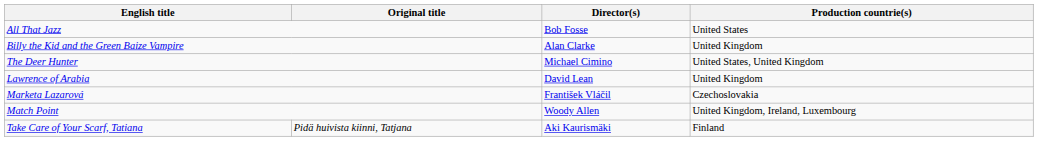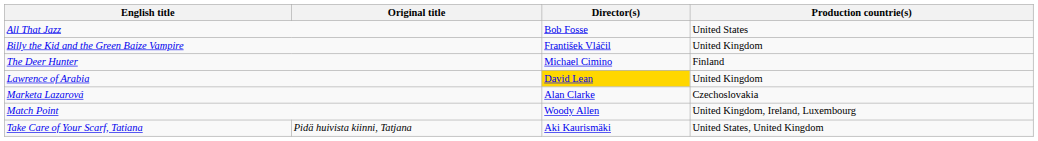(569, 45) Alan Clarke -> (577, 45) František Vláčil
(758, 62) United States, United Kingdom -> (708, 62) Finland
(569, 78) no background -> (569, 78) gold background
(577, 95) František Vláčil -> (569, 95) Alan Clarke
(708, 128) Finland -> (758, 128) United States, United Kingdom
